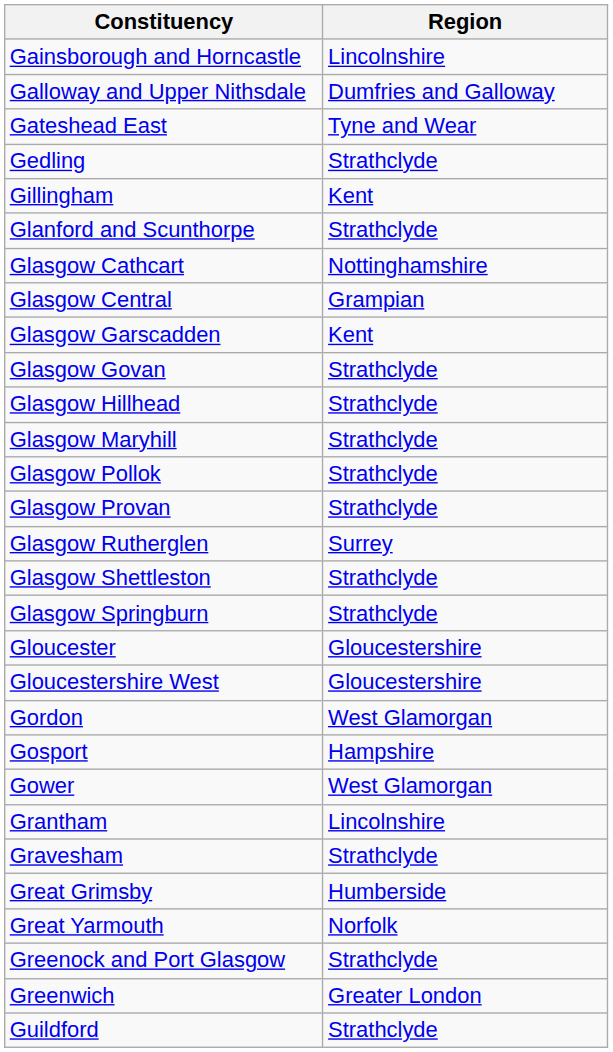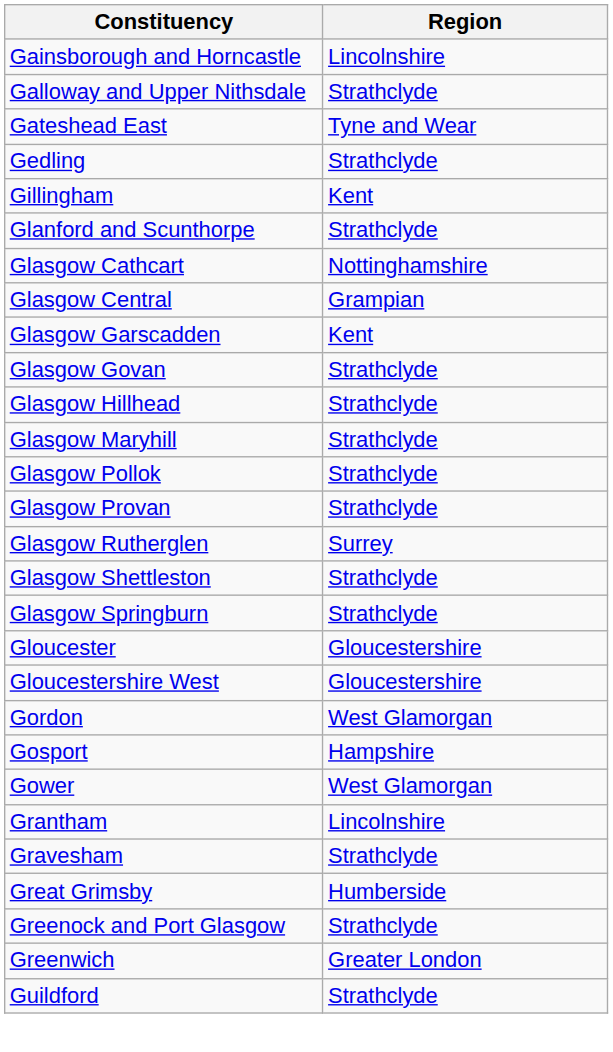(441, 91) Dumfries and Galloway -> (383, 91) Strathclyde
- row: (87, 925)
